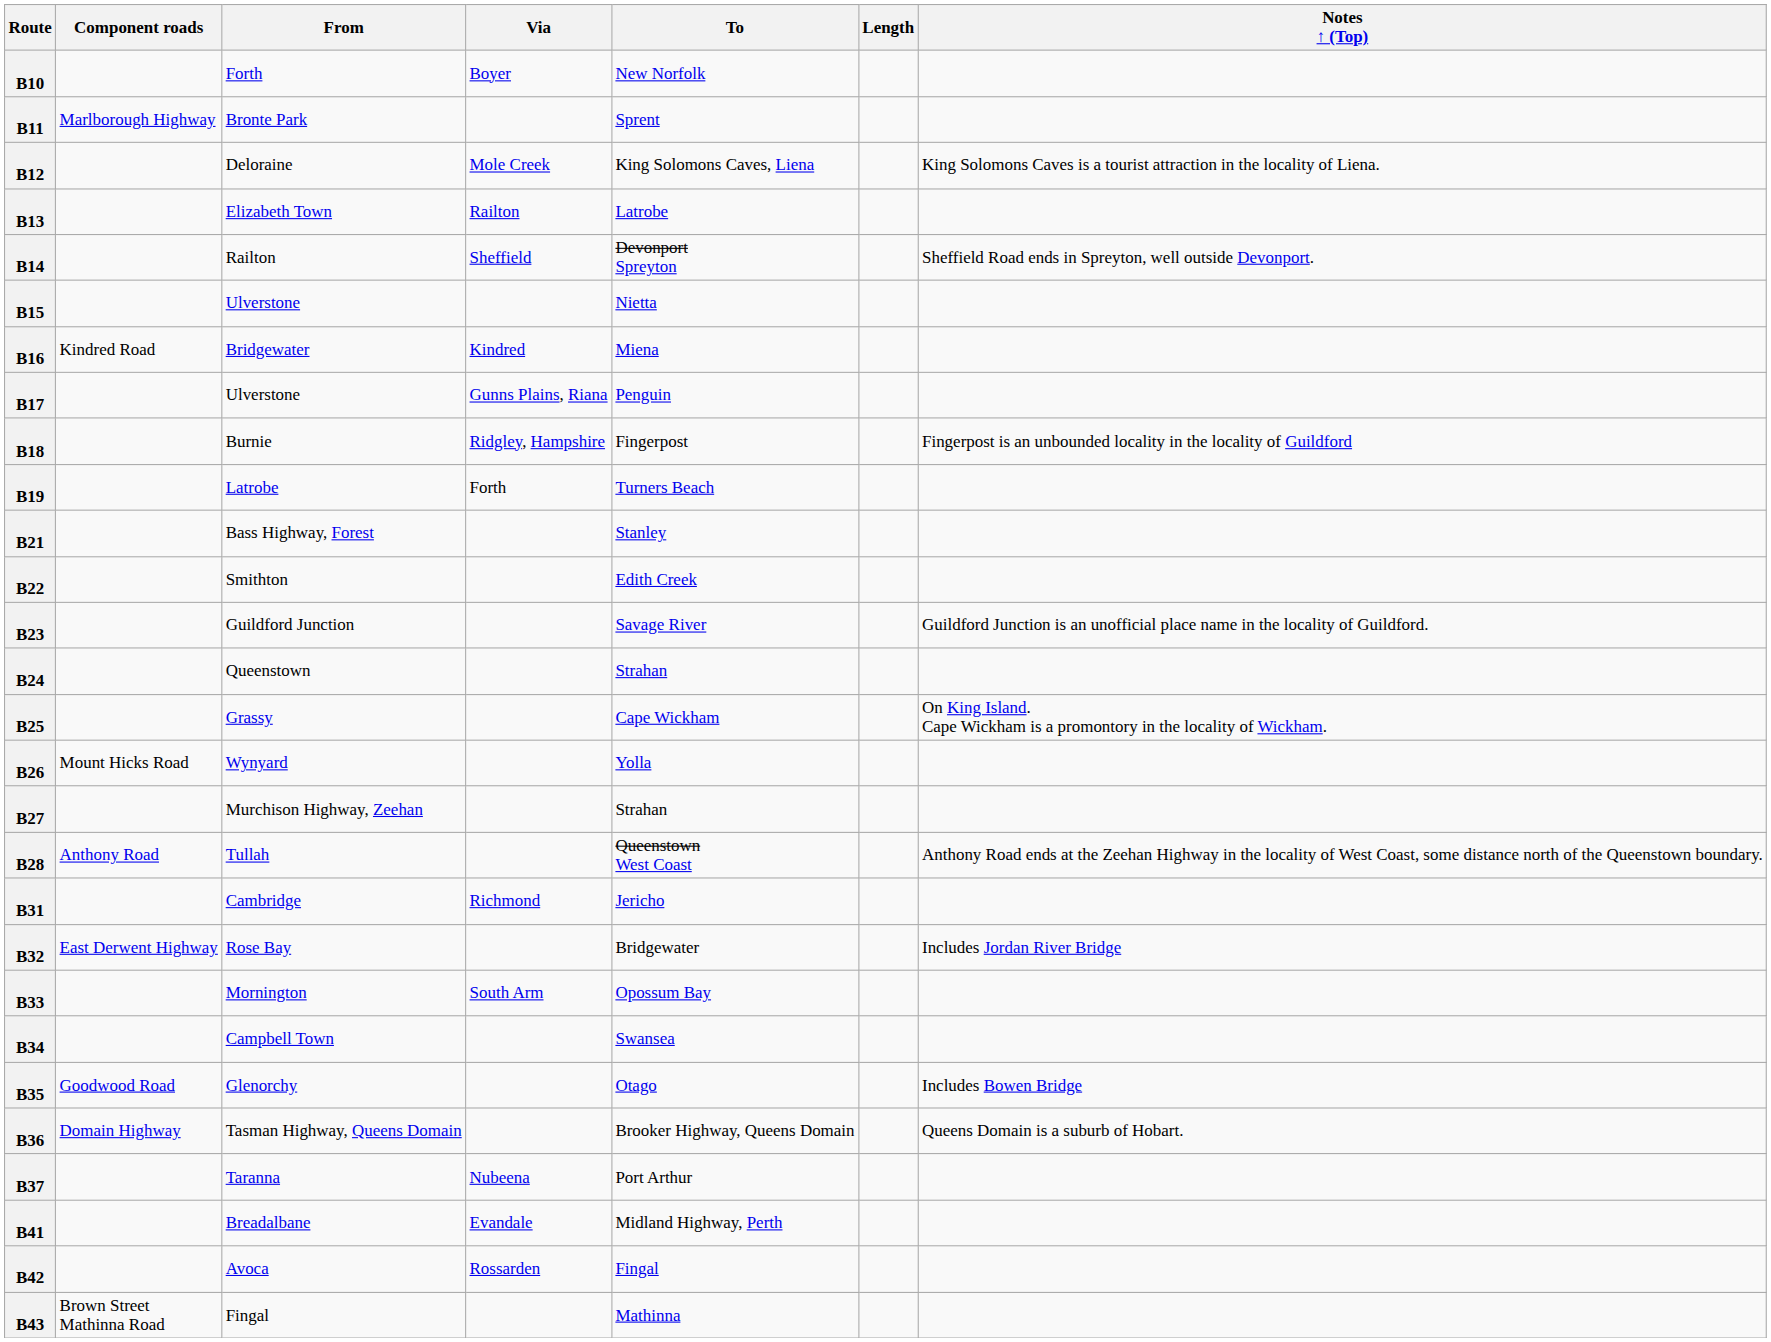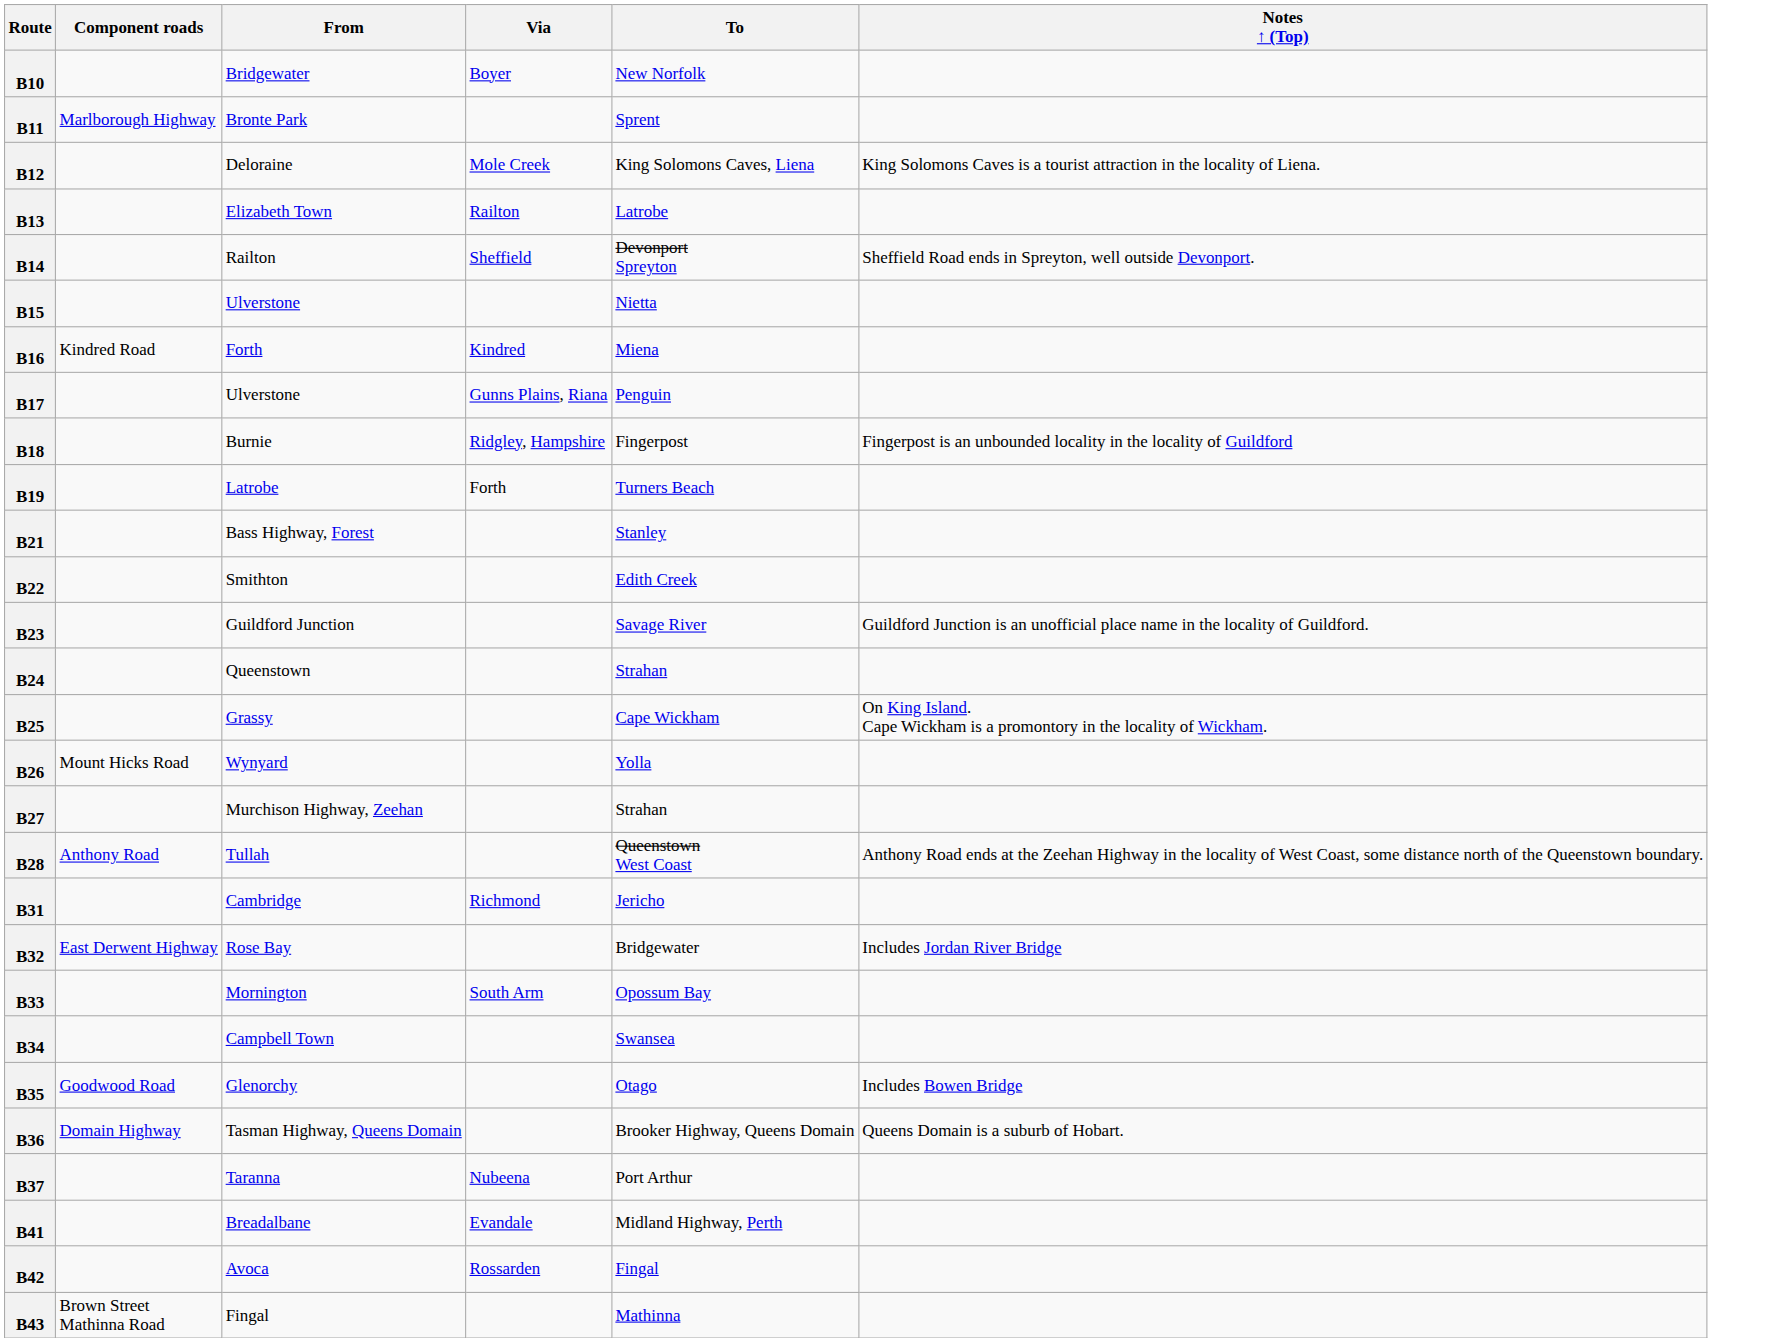- column: (888, 27)
(244, 73) Forth -> (268, 73) Bridgewater
(268, 349) Bridgewater -> (244, 349) Forth
